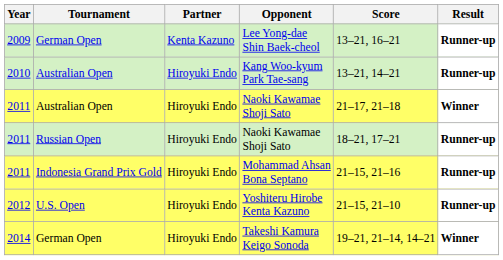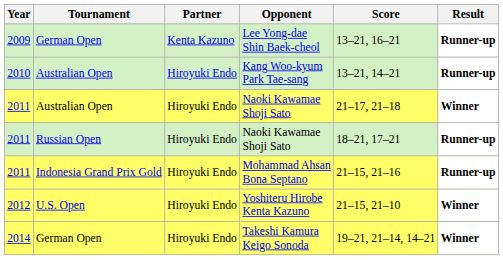(468, 205) Runner-up -> (460, 205) Winner
